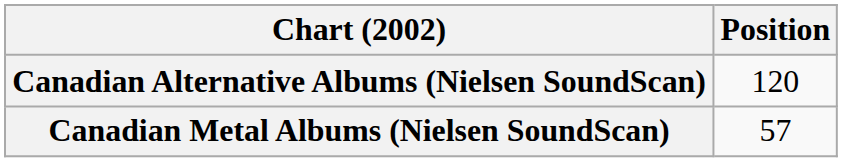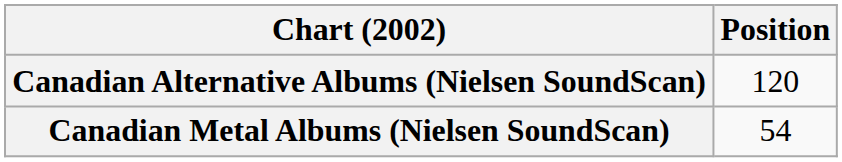(775, 130) 57 -> (775, 130) 54
